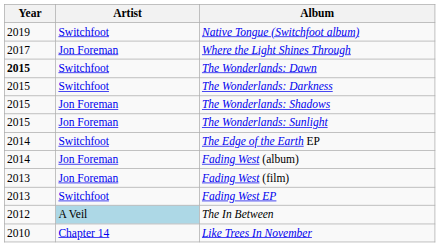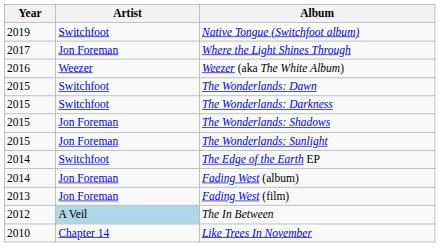+ row: (273, 68)
(19, 68) bold -> (19, 86) normal
- row: (239, 196)
